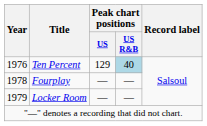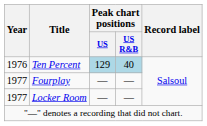(102, 64) no background -> (102, 64) lightblue background
(17, 81) 1978 -> (17, 81) 1977
(17, 97) 1979 -> (17, 97) 1977
